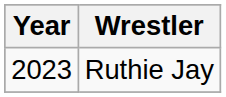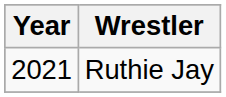(42, 69) 2023 -> (42, 69) 2021
